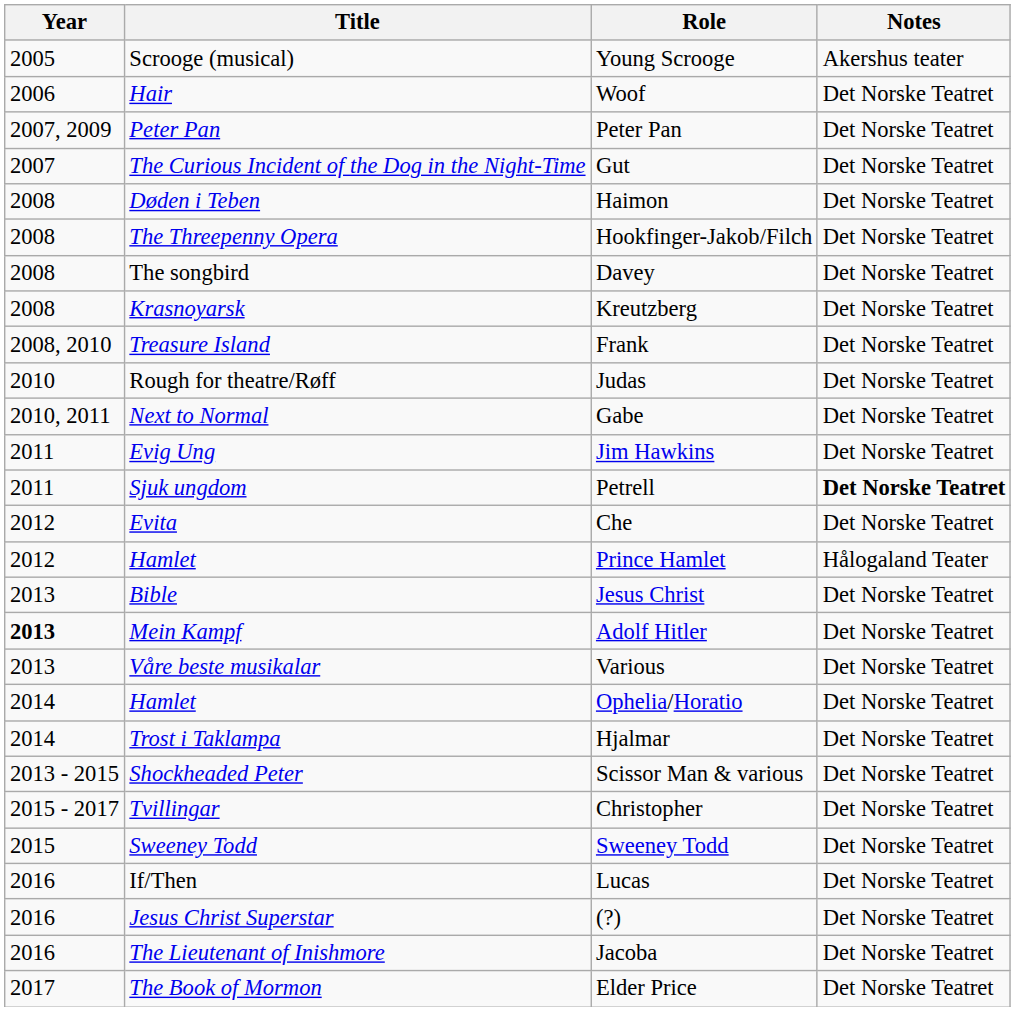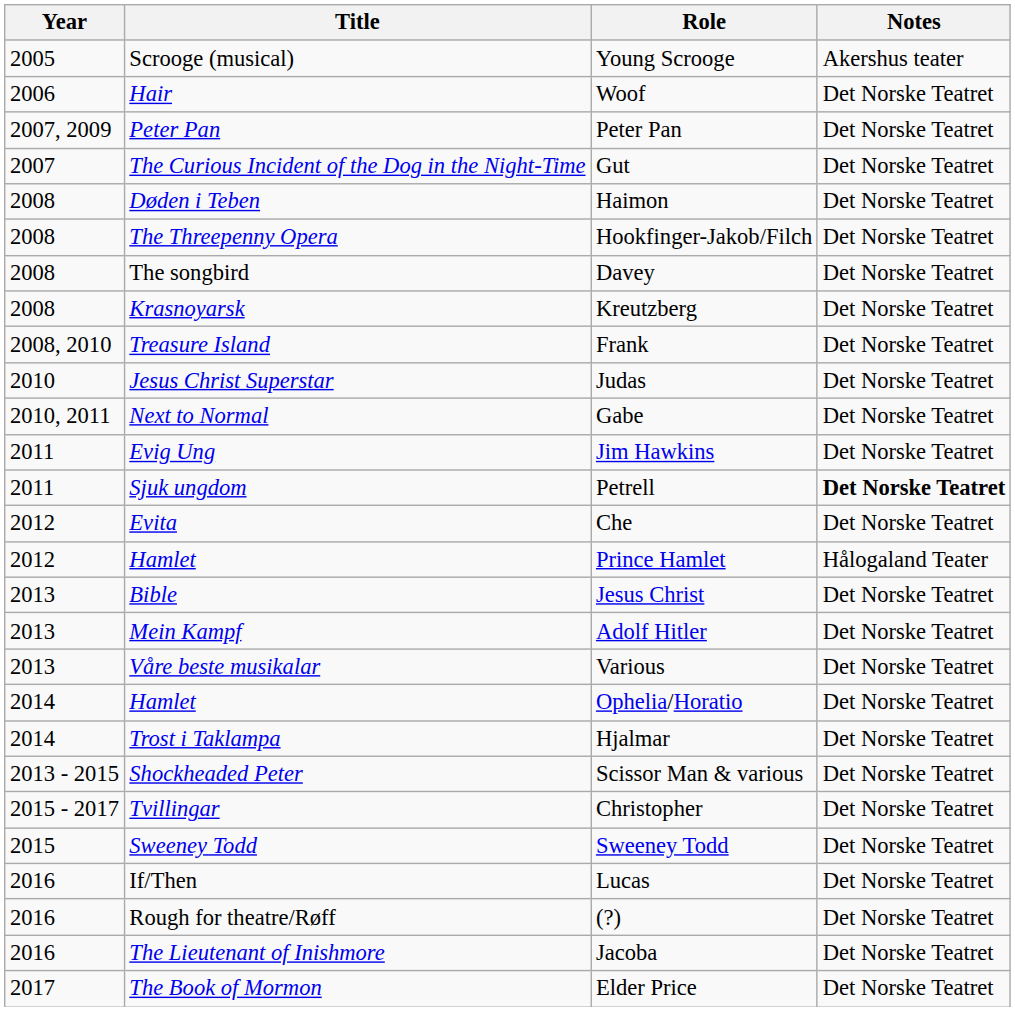(233, 380) Rough for theatre/Røff -> (231, 380) Jesus Christ Superstar
(32, 630) bold -> (32, 630) normal
(231, 916) Jesus Christ Superstar -> (233, 916) Rough for theatre/Røff
